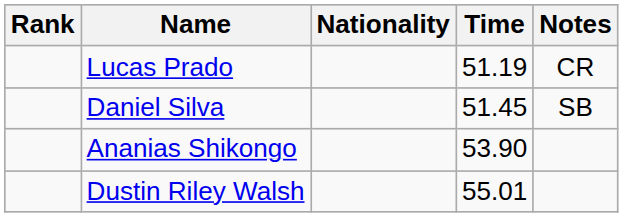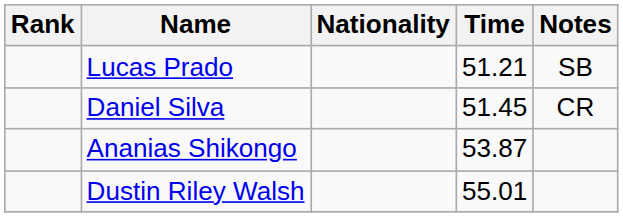(495, 66) 51.19 -> (495, 66) 51.21
(575, 66) CR -> (575, 66) SB
(575, 107) SB -> (575, 107) CR
(495, 149) 53.90 -> (495, 149) 53.87
